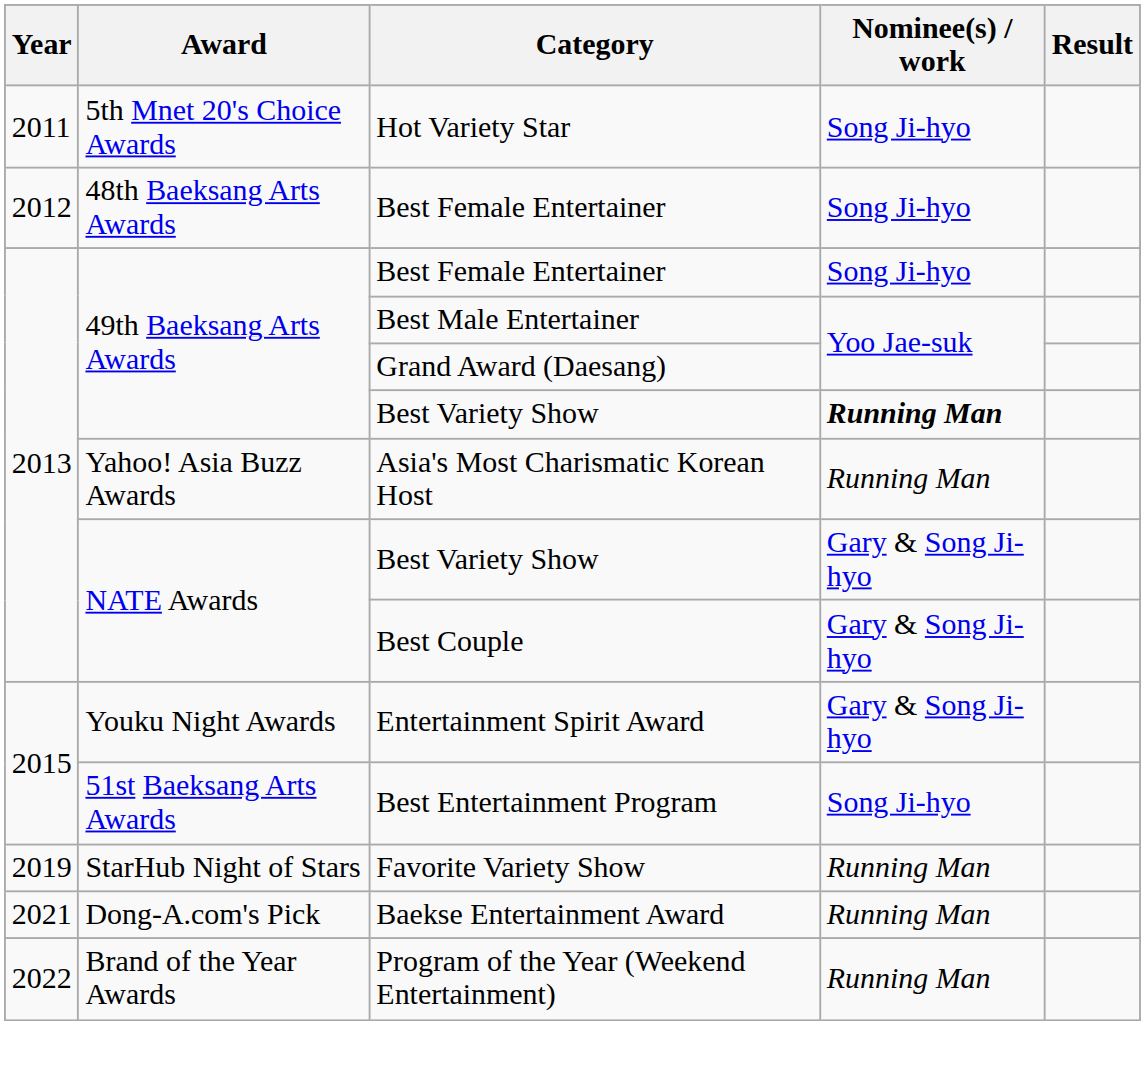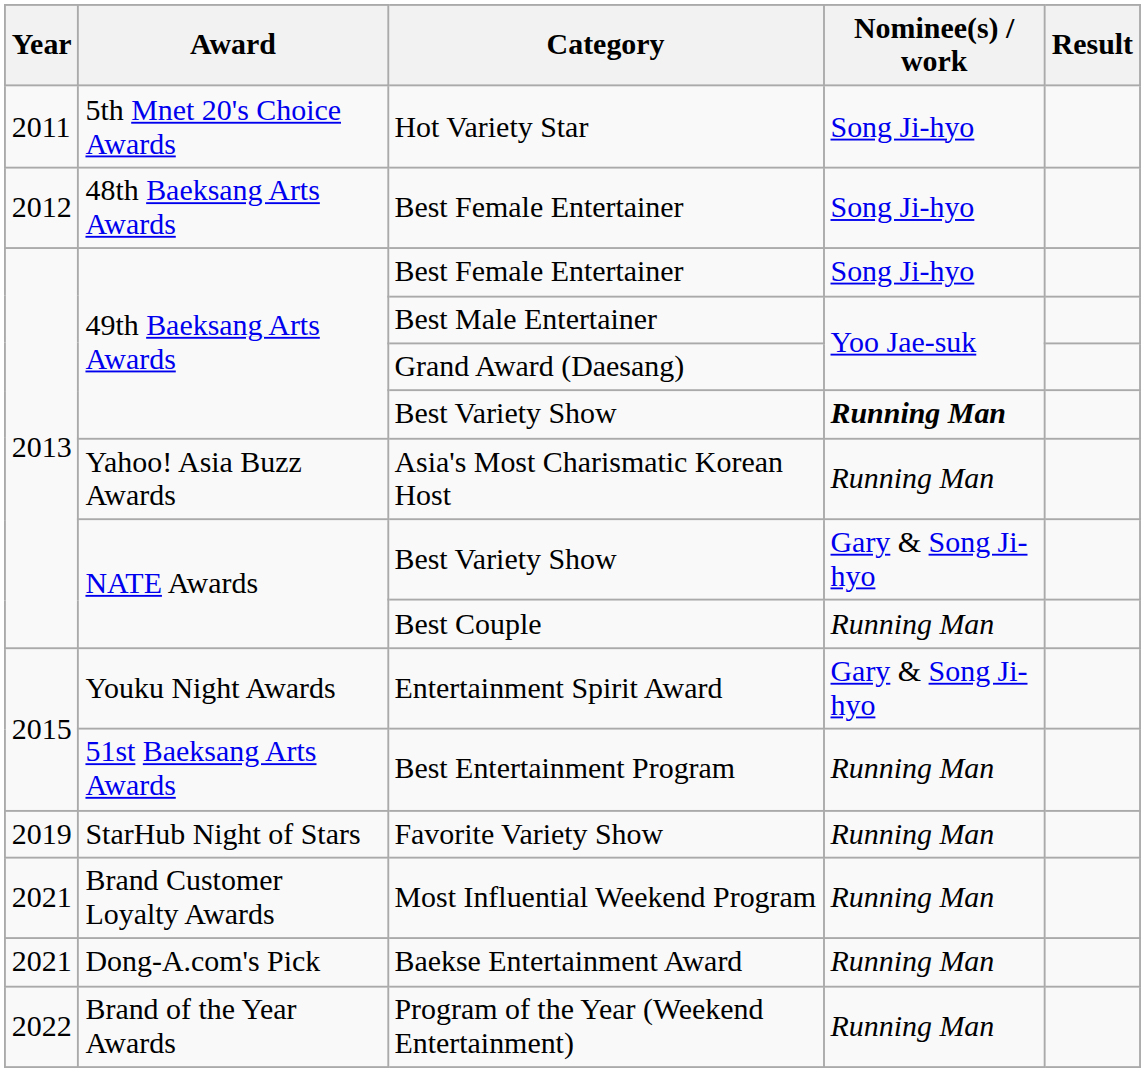(925, 640) Gary & Song Ji-hyo -> (912, 623) Running Man
(899, 802) Song Ji-hyo -> (912, 768) Running Man
+ row: (184, 897)
